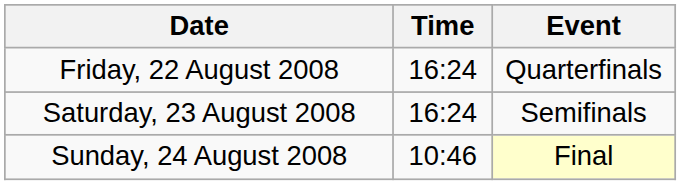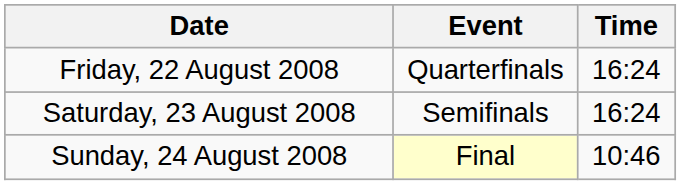columns swapped: (443, 26) <-> (584, 26)
